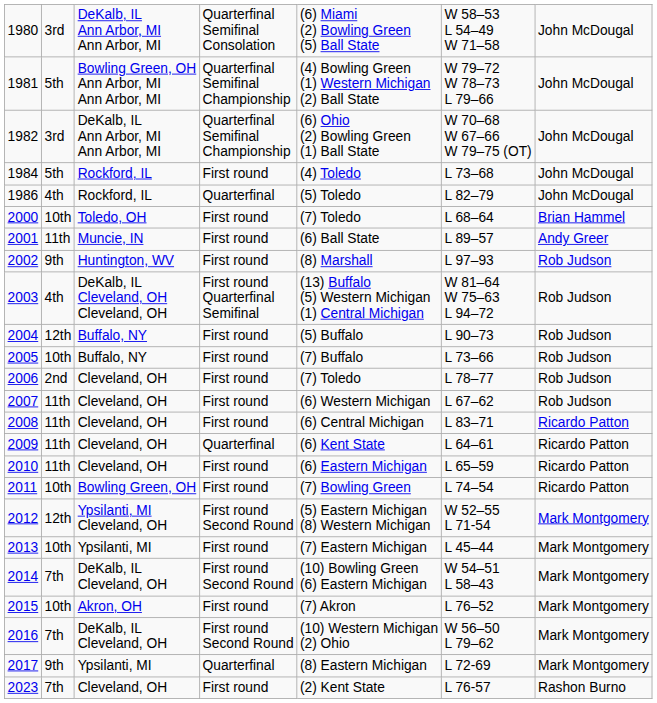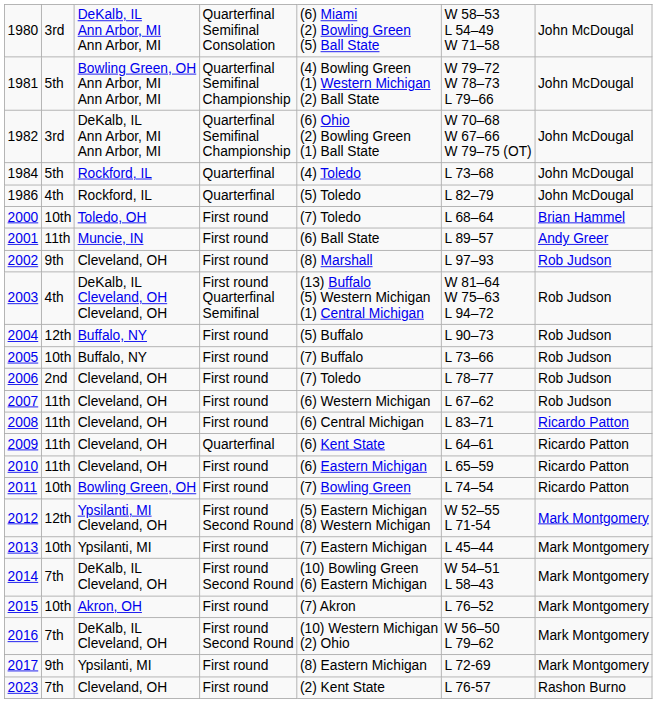(235, 173) First round -> (239, 173) Quarterfinal
(126, 261) Huntington, WV -> (122, 261) Cleveland, OH
(239, 665) Quarterfinal -> (235, 665) First round
